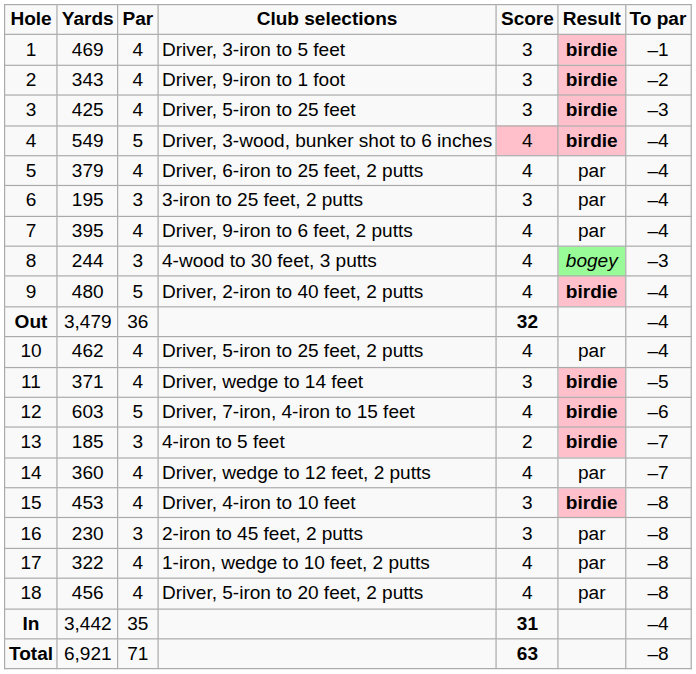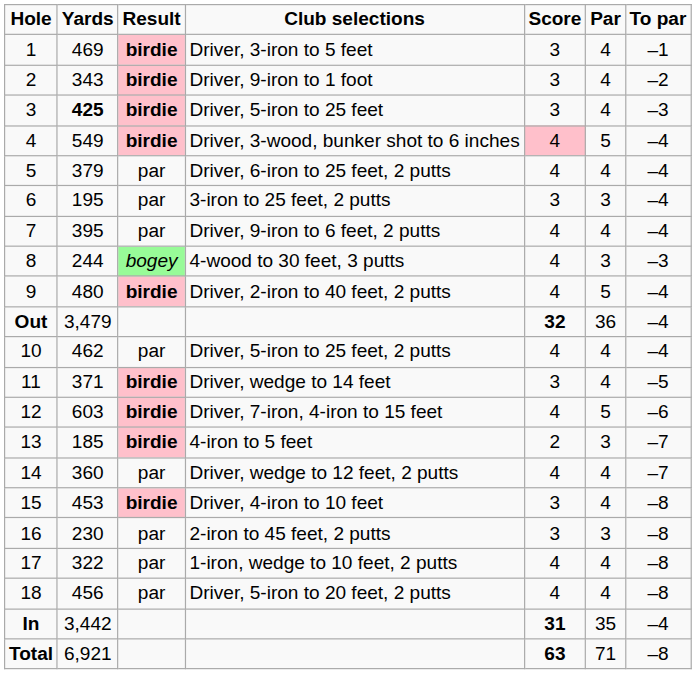columns swapped: (138, 19) <-> (592, 19)
(88, 110) normal -> (88, 110) bold
